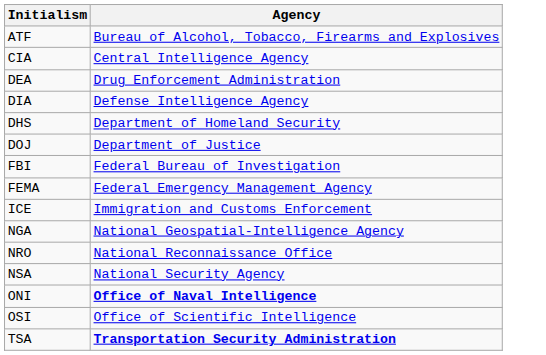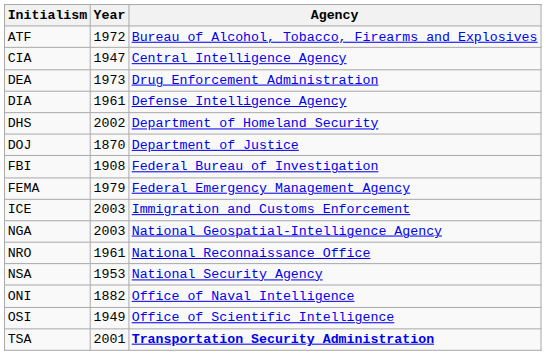+ column: (109, 15)
(205, 296) bold -> (243, 296) normal
